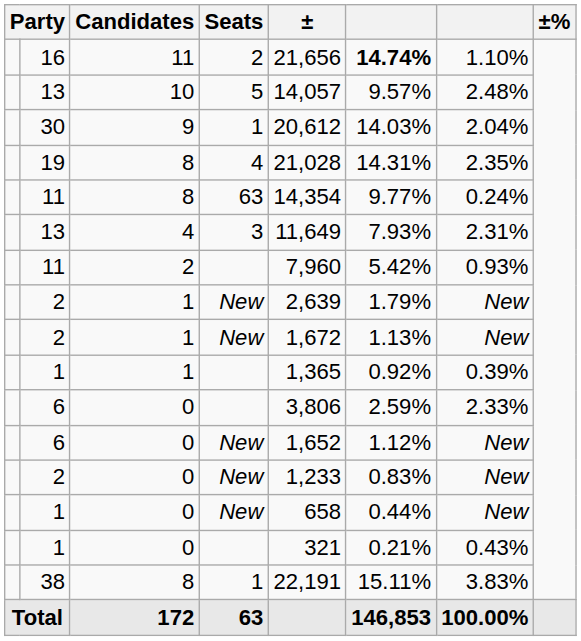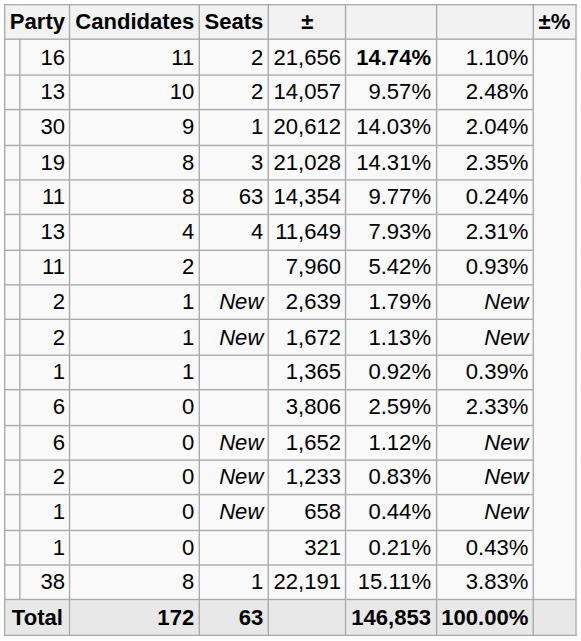(257, 92) 5 -> (257, 92) 2
(257, 162) 4 -> (257, 162) 3
(257, 232) 3 -> (257, 232) 4
